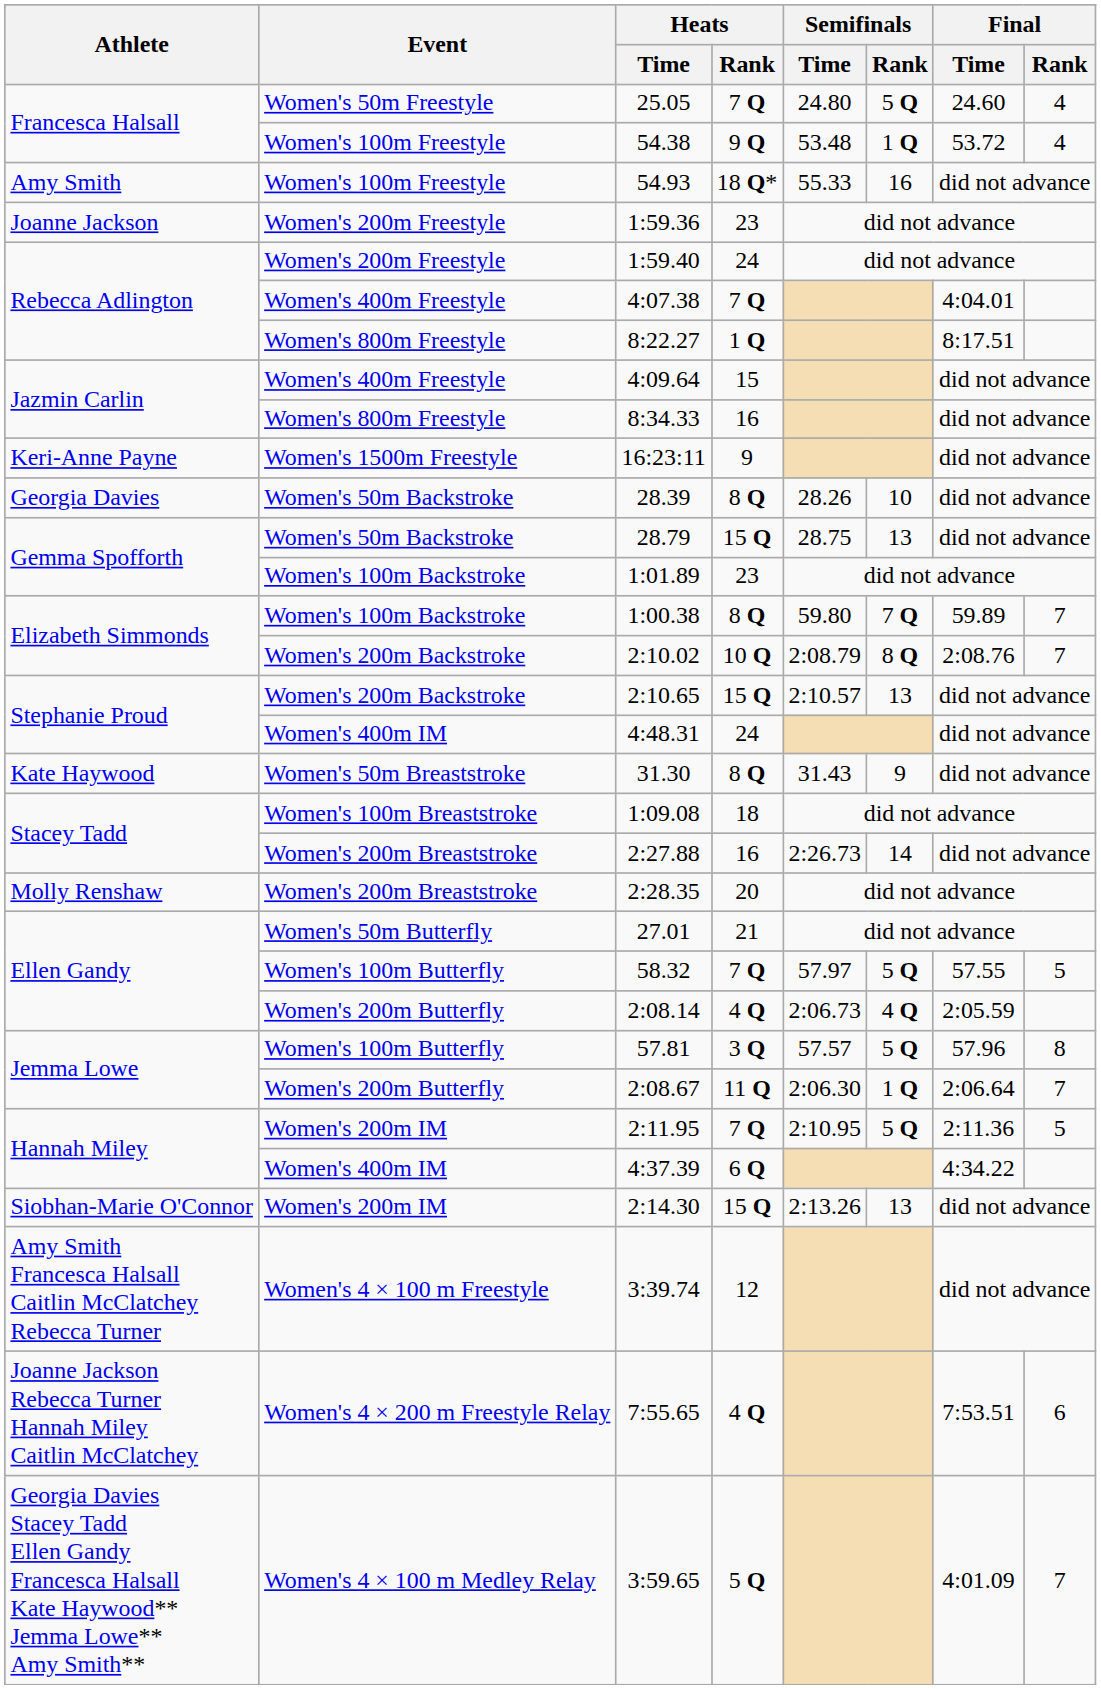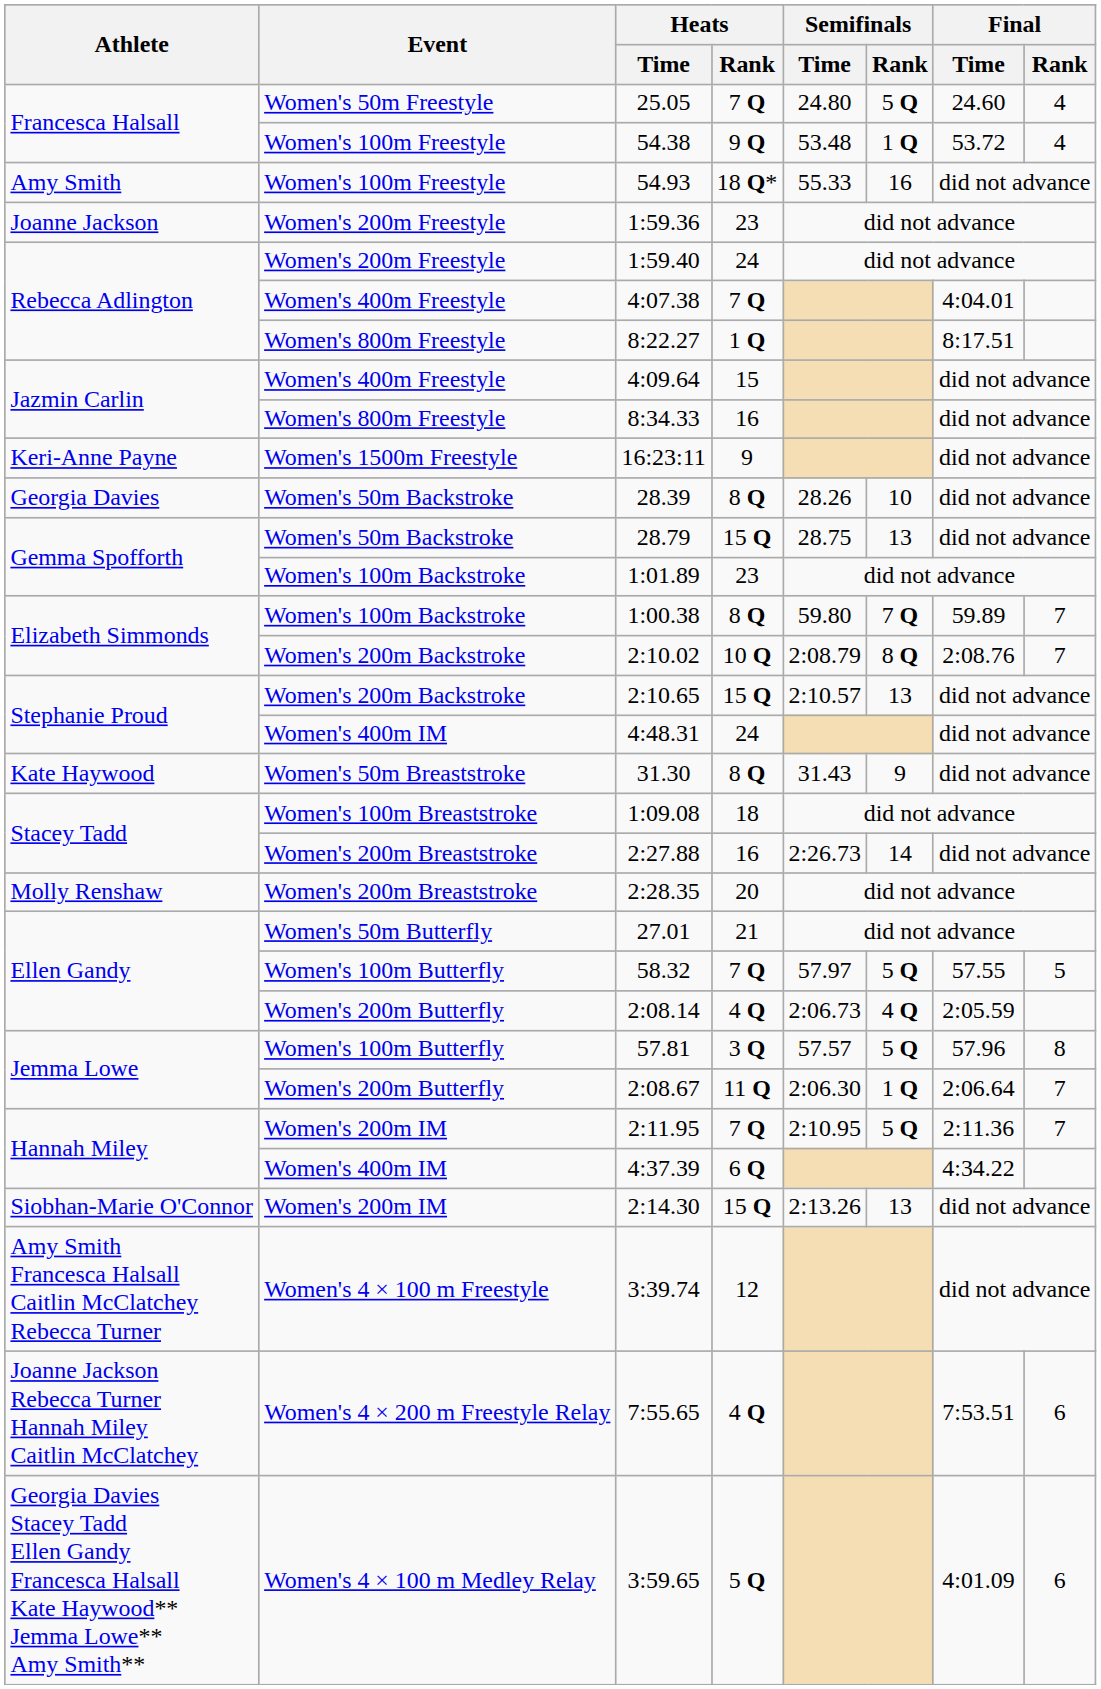(1060, 1128) 5 -> (1060, 1128) 7
(1060, 1579) 7 -> (1060, 1579) 6
